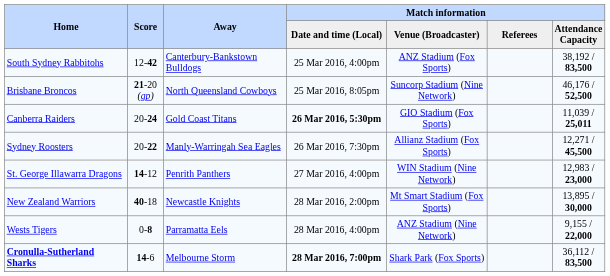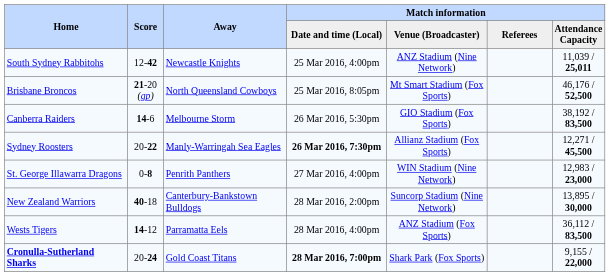(211, 62) Canterbury-Bankstown Bulldogs -> (203, 62) Newcastle Knights
(437, 62) ANZ Stadium (Fox Sports) -> (437, 62) ANZ Stadium (Nine Network)
(578, 62) 38,192 / 83,500 -> (578, 62) 11,039 / 25,011
(437, 90) Suncorp Stadium (Nine Network) -> (437, 90) Mt Smart Stadium (Fox Sports)
(146, 118) 20-24 -> (146, 118) 14-6
(201, 118) Gold Coast Titans -> (200, 118) Melbourne Storm
(337, 118) bold -> (337, 118) normal
(578, 118) 11,039 / 25,011 -> (578, 118) 38,192 / 83,500
(337, 146) normal -> (337, 146) bold
(146, 174) 14-12 -> (146, 174) 0-8
(203, 202) Newcastle Knights -> (211, 202) Canterbury-Bankstown Bulldogs
(437, 202) Mt Smart Stadium (Fox Sports) -> (437, 202) Suncorp Stadium (Nine Network)
(146, 229) 0-8 -> (146, 229) 14-12
(437, 229) ANZ Stadium (Nine Network) -> (437, 229) ANZ Stadium (Fox Sports)
(578, 229) 9,155 / 22,000 -> (578, 229) 36,112 / 83,500
(146, 257) 14-6 -> (146, 257) 20-24
(200, 257) Melbourne Storm -> (201, 257) Gold Coast Titans
(578, 257) 36,112 / 83,500 -> (578, 257) 9,155 / 22,000
